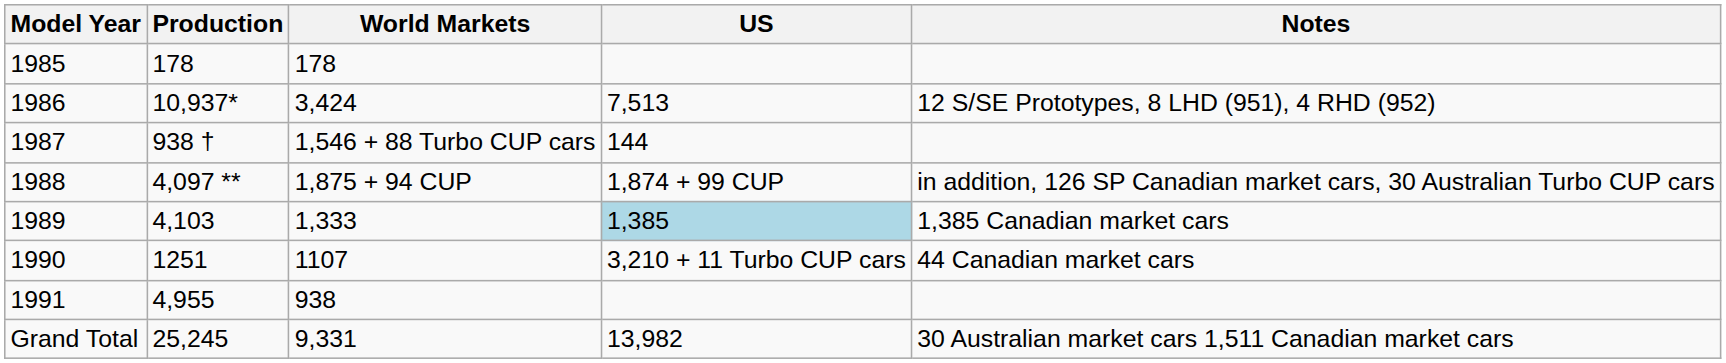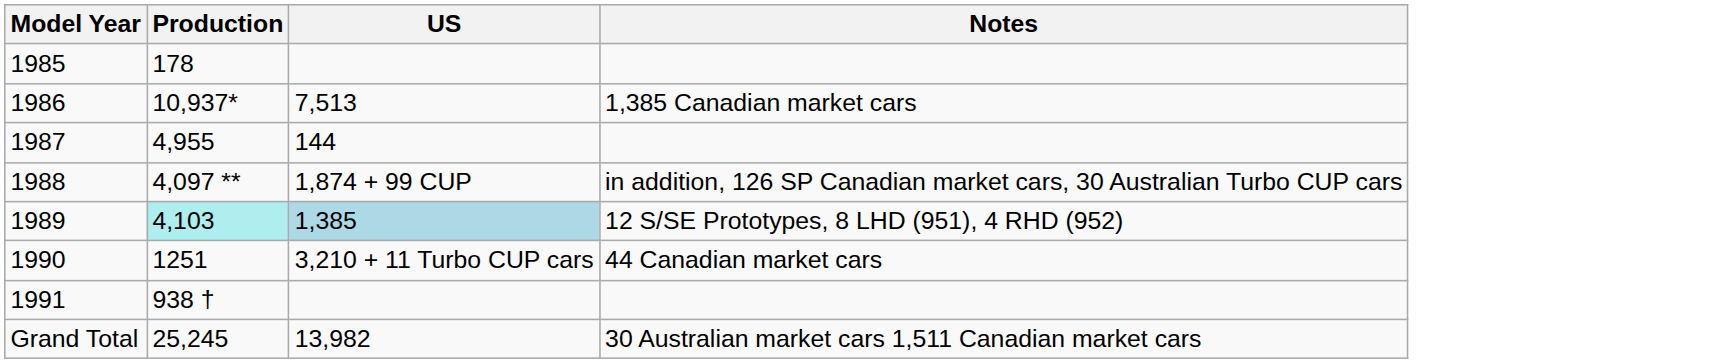- column: (445, 24)
(1176, 102) 12 S/SE Prototypes, 8 LHD (951), 4 RHD (952) -> (761, 102) 1,385 Canadian market cars
(183, 142) 938 † -> (183, 142) 4,955
(183, 220) no background -> (183, 220) paleturquoise background
(1073, 220) 1,385 Canadian market cars -> (864, 220) 12 S/SE Prototypes, 8 LHD (951), 4 RHD (952)
(183, 299) 4,955 -> (183, 299) 938 †
